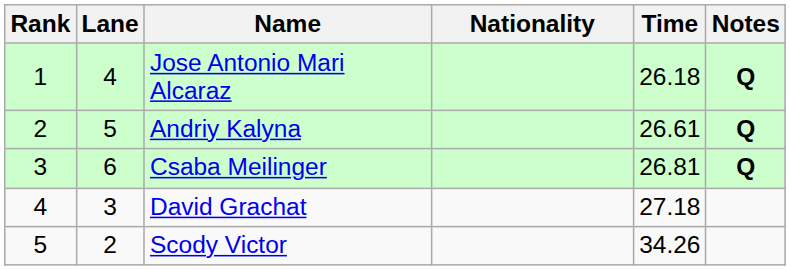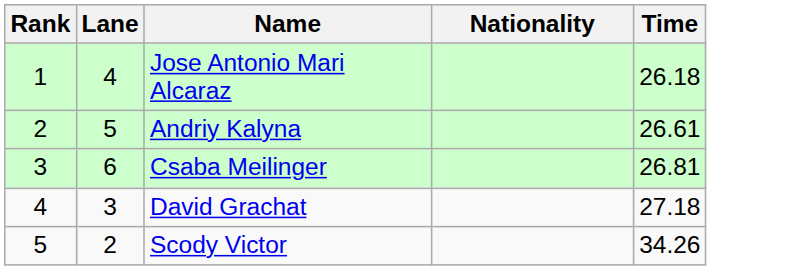- column: (746, 23)
